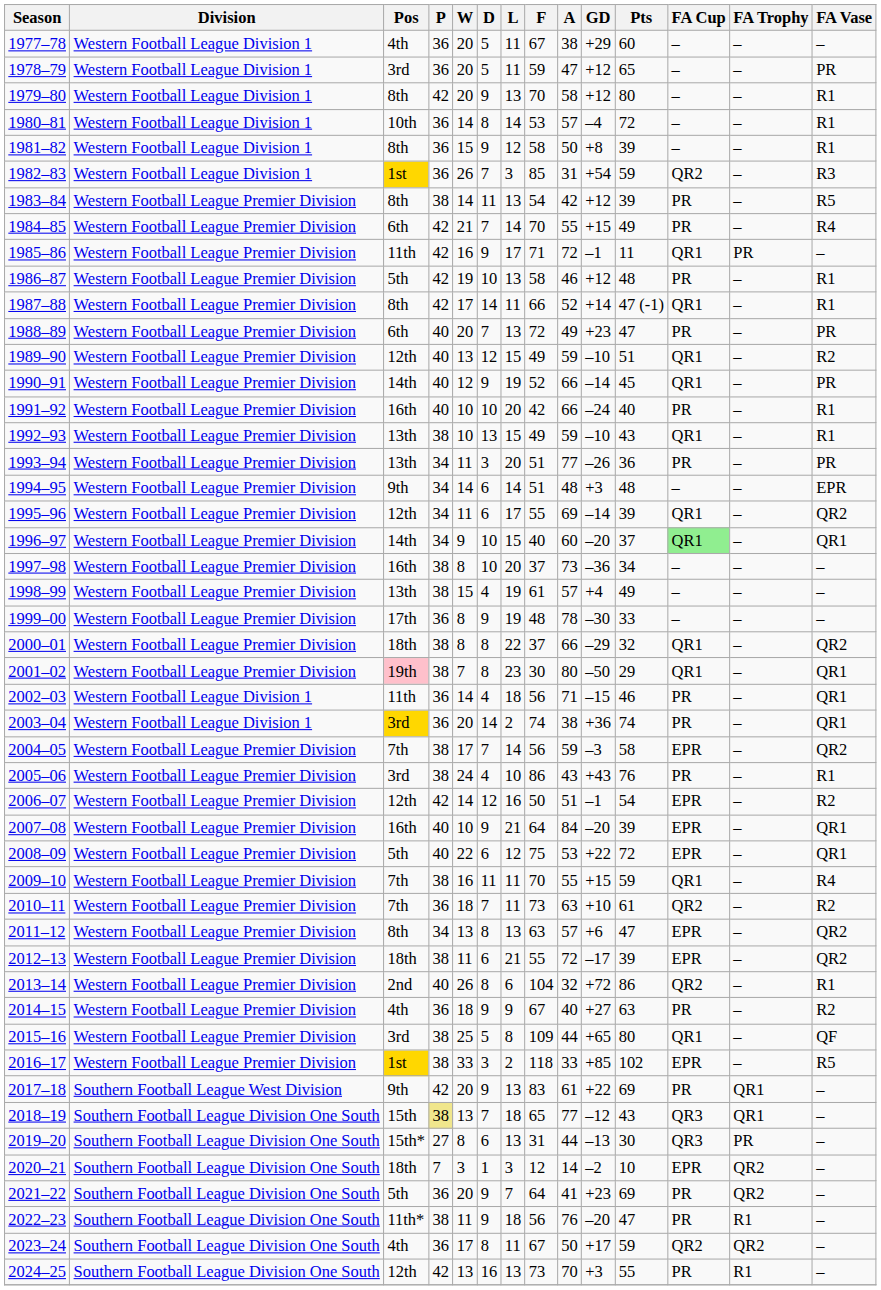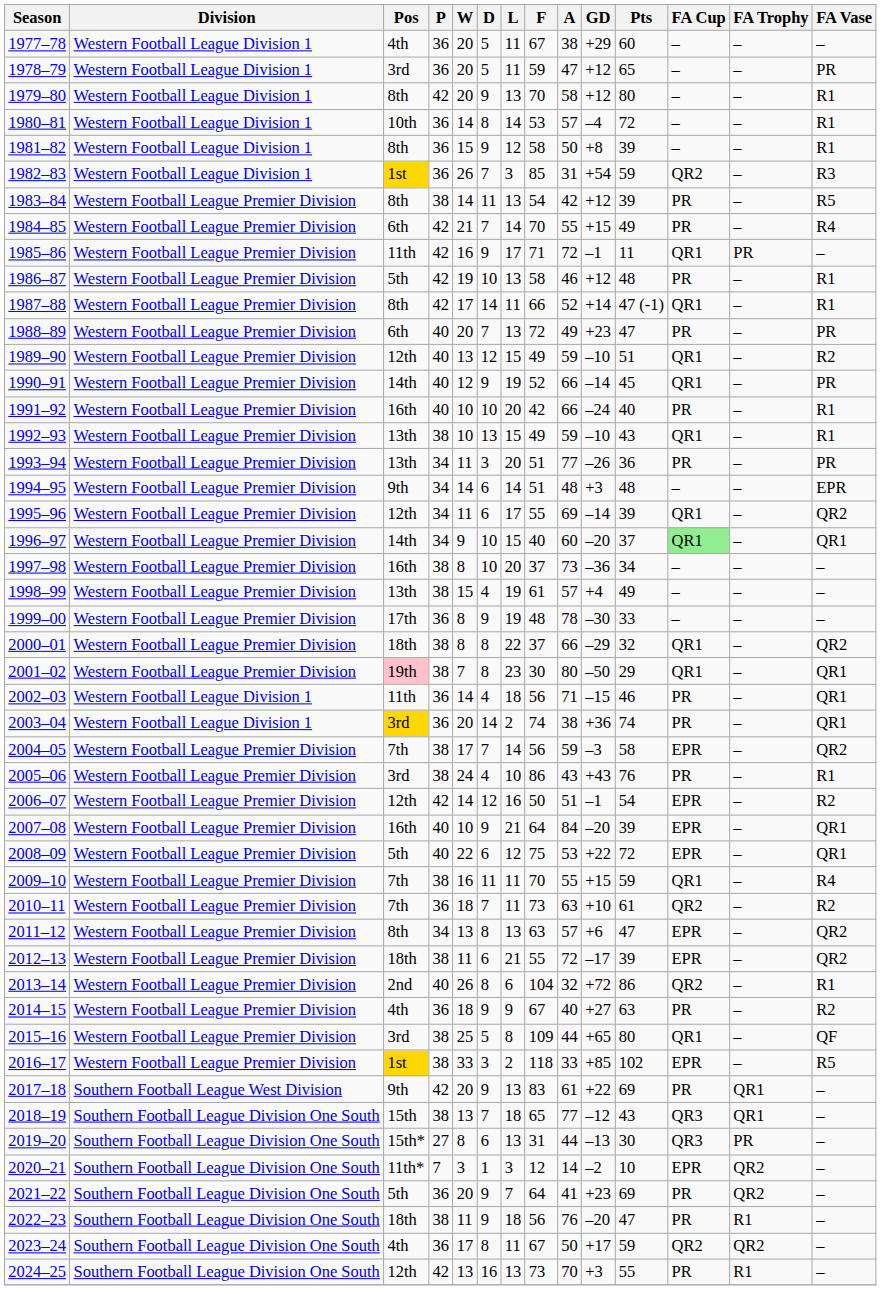(441, 1115) khaki background -> (441, 1115) no background
(402, 1167) 18th -> (406, 1167) 11th*
(406, 1219) 11th* -> (402, 1219) 18th
